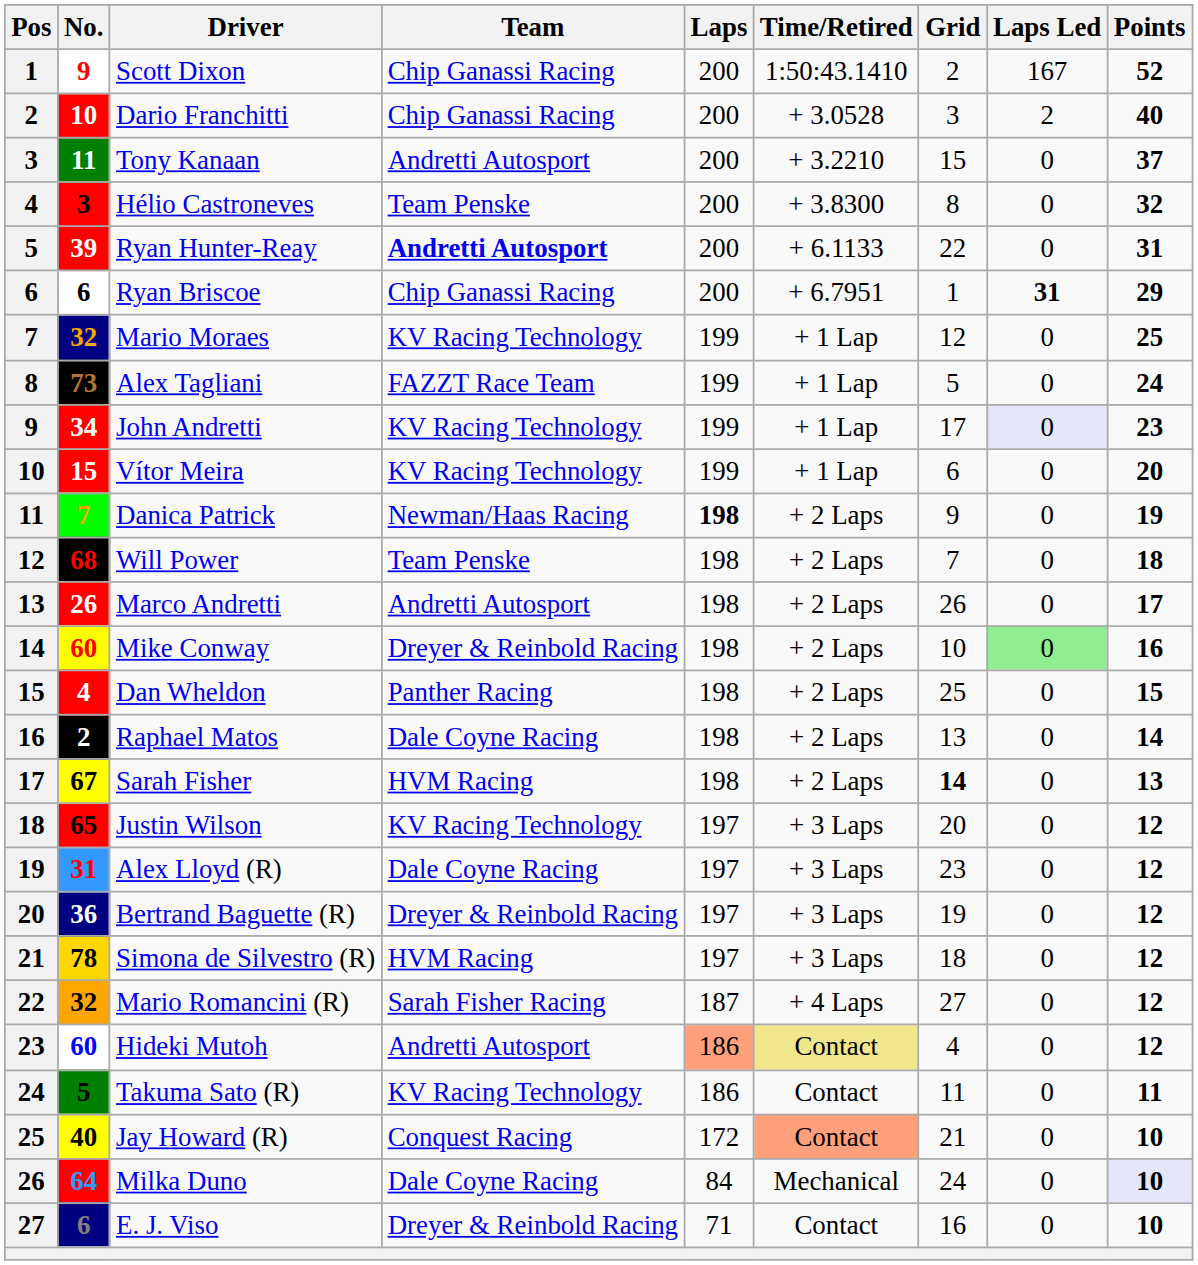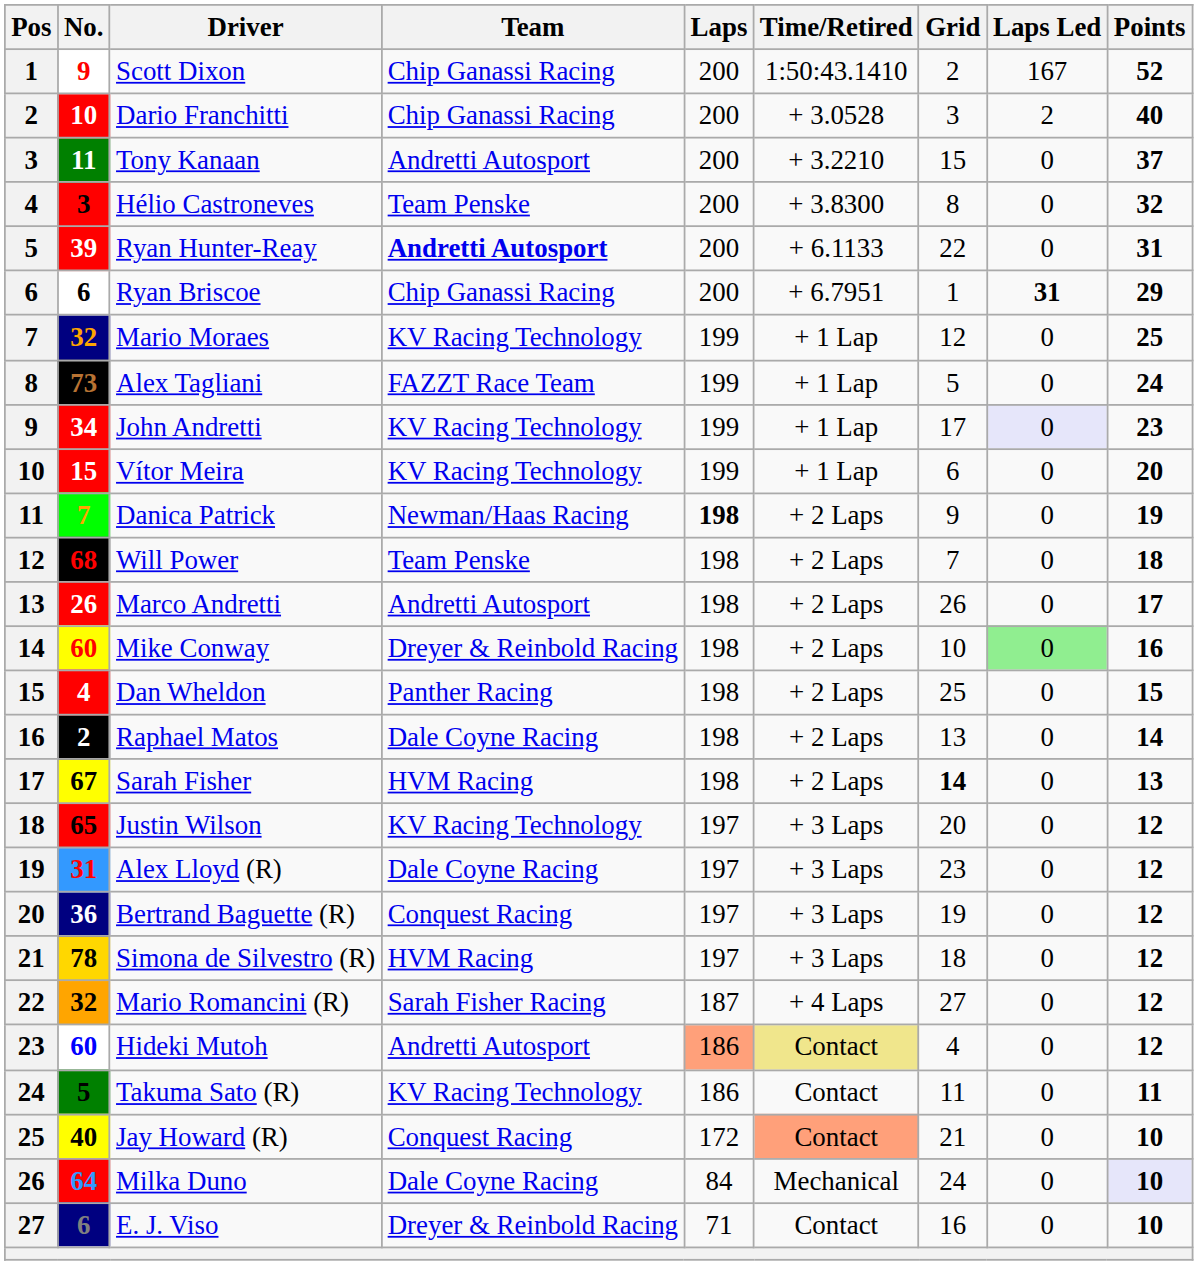(533, 914) Dreyer & Reinbold Racing -> (480, 914) Conquest Racing
